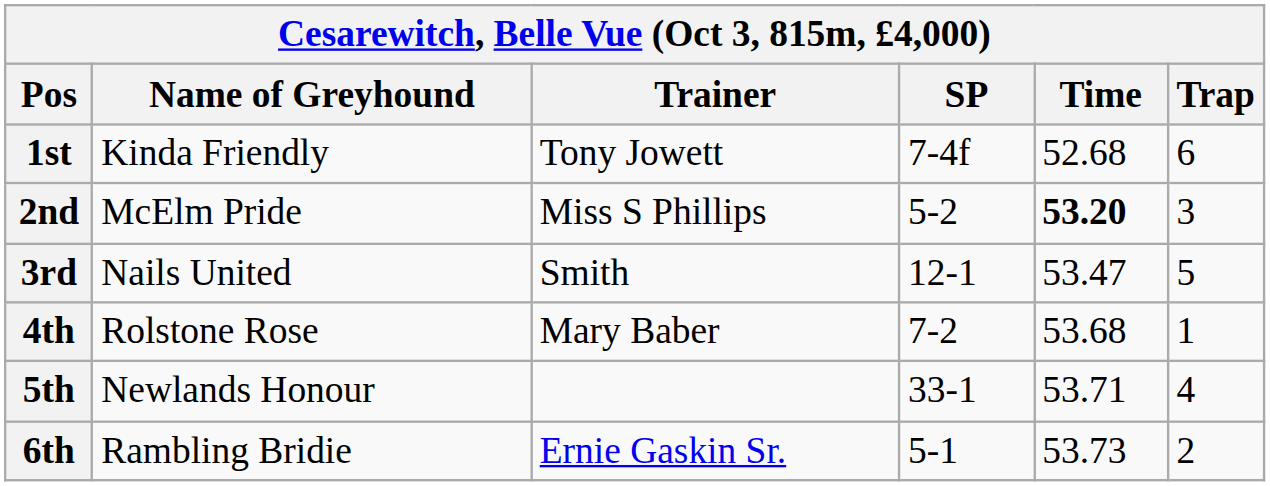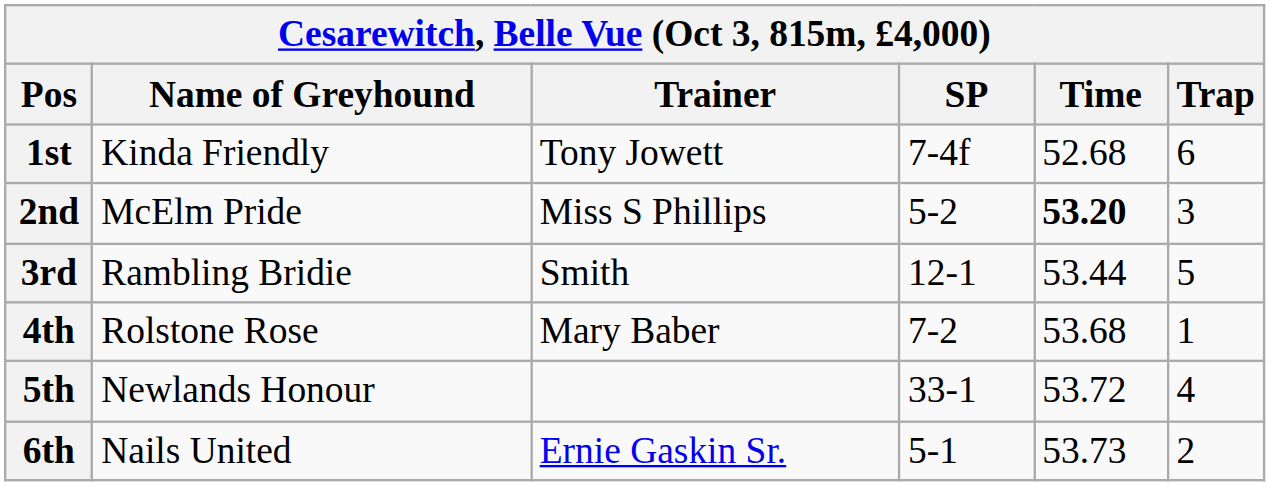(196, 271) Nails United -> (227, 271) Rambling Bridie
(1084, 271) 53.47 -> (1084, 271) 53.44
(1084, 390) 53.71 -> (1084, 390) 53.72
(227, 449) Rambling Bridie -> (196, 449) Nails United
